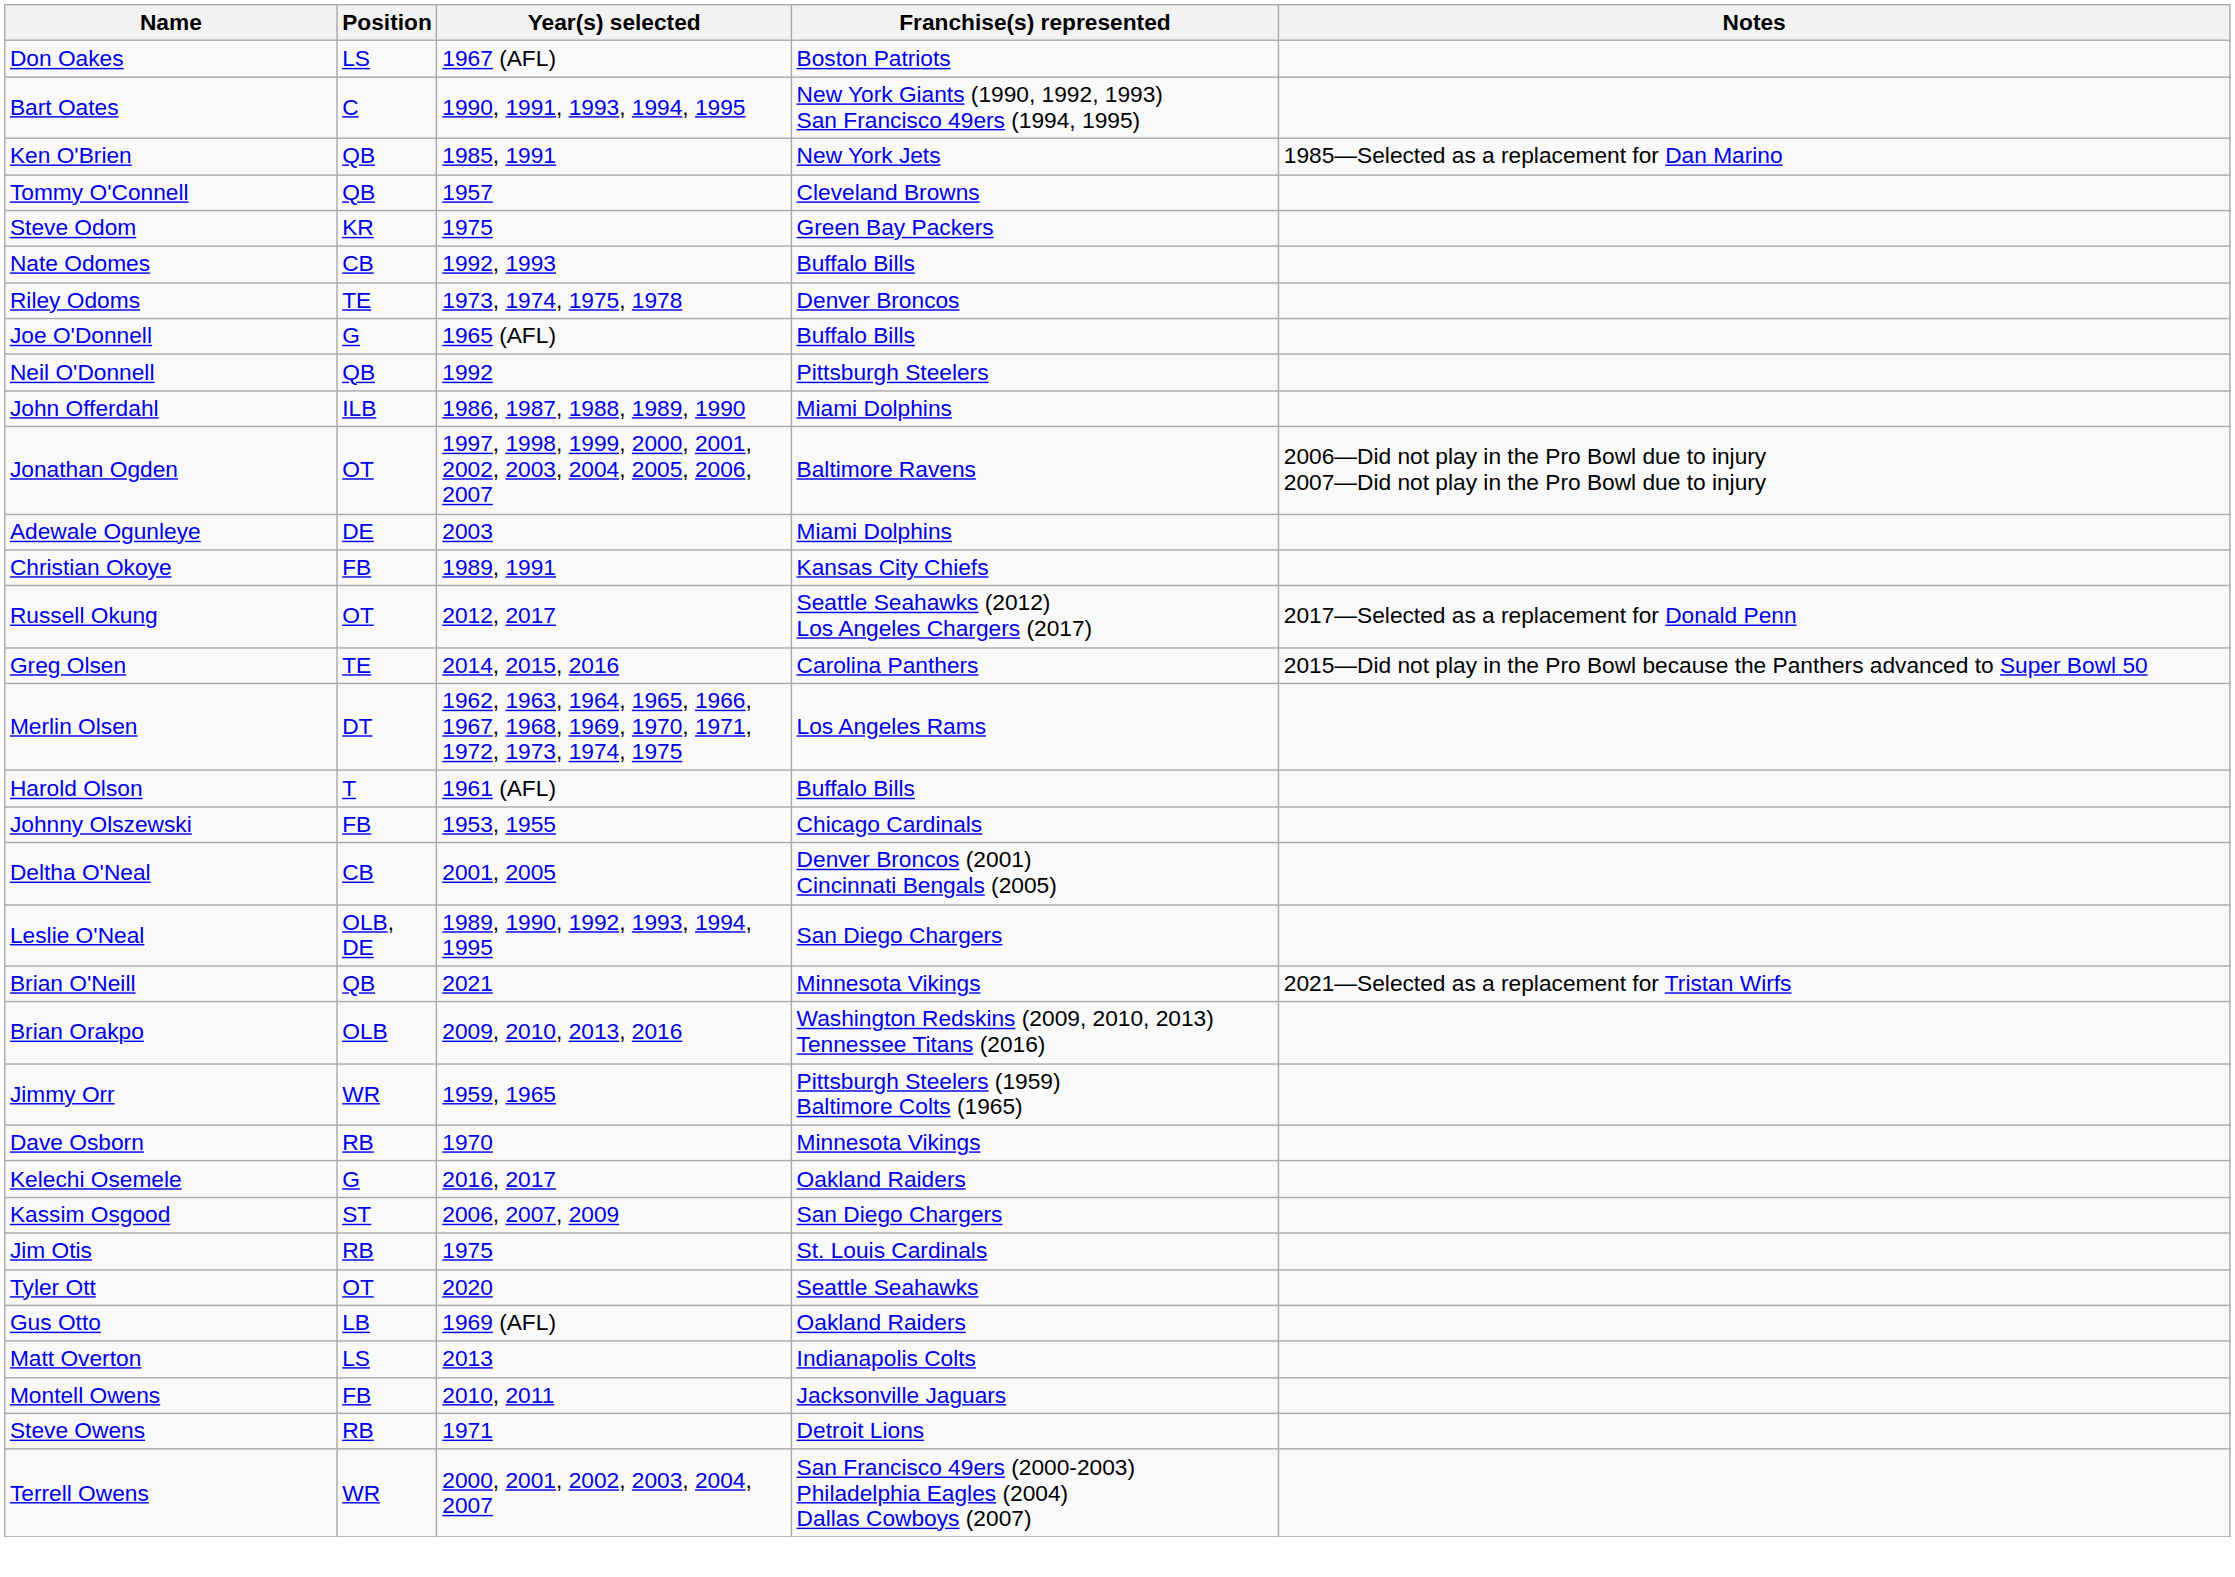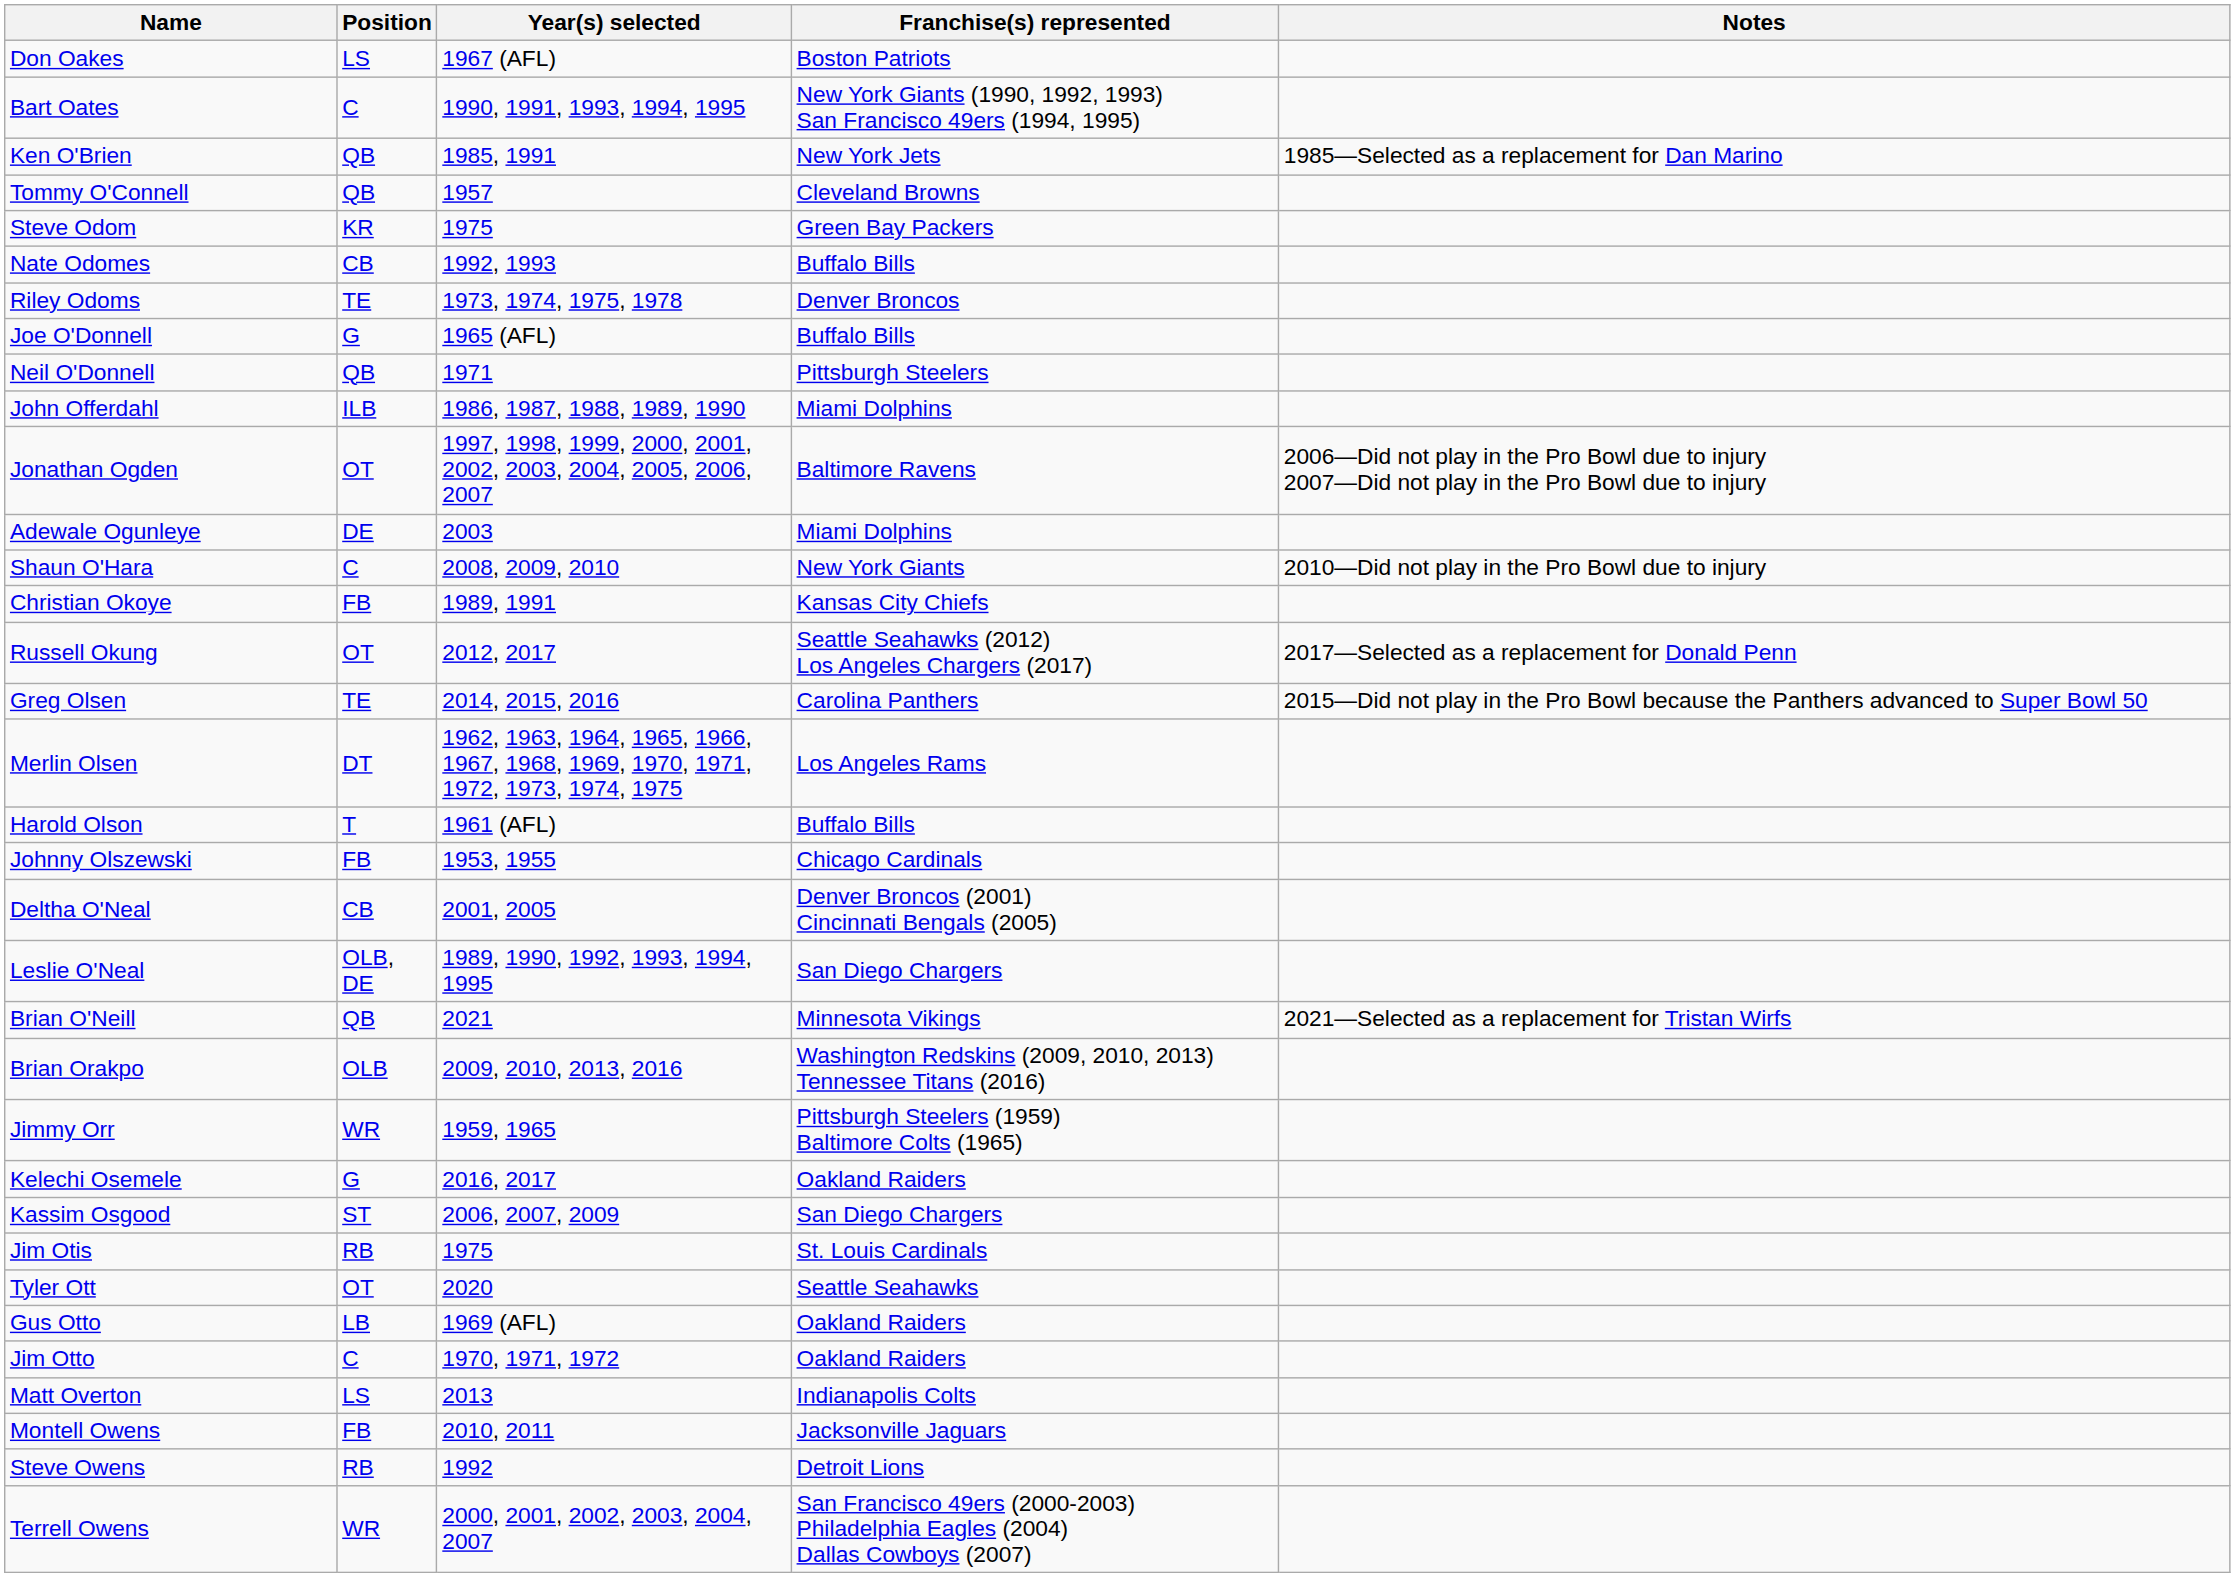(468, 372) 1992 -> (468, 372) 1971
+ row: (82, 567)
- row: (77, 1142)
+ row: (52, 1359)
(468, 1431) 1971 -> (468, 1467) 1992
